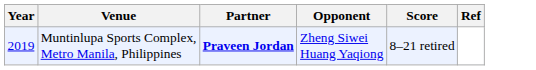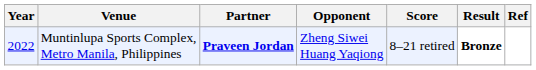+ column: (481, 15)
(21, 45) 2019 -> (21, 45) 2022
